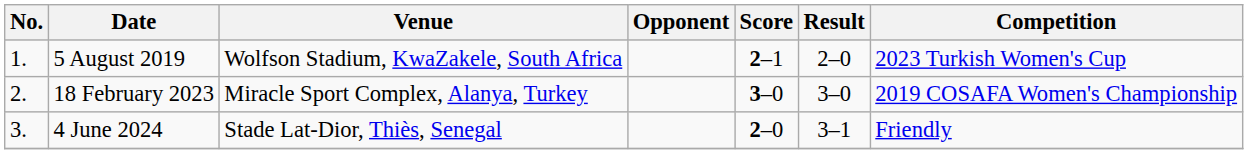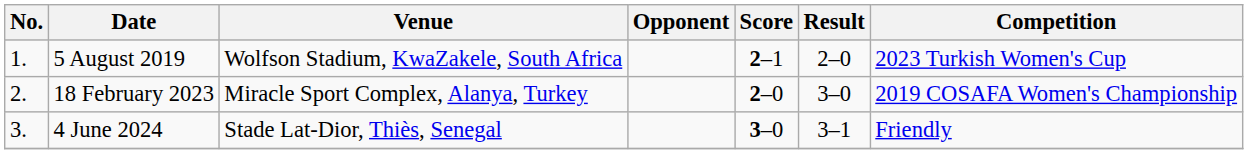(766, 93) 3–0 -> (766, 93) 2–0
(766, 129) 2–0 -> (766, 129) 3–0
